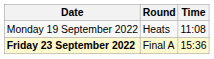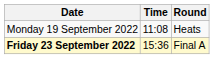columns swapped: (193, 12) <-> (159, 12)
